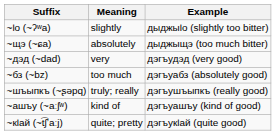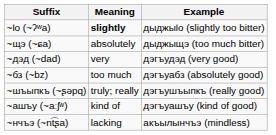(106, 28) normal -> (108, 28) bold
- row: (35, 122)
+ row: (37, 122)
